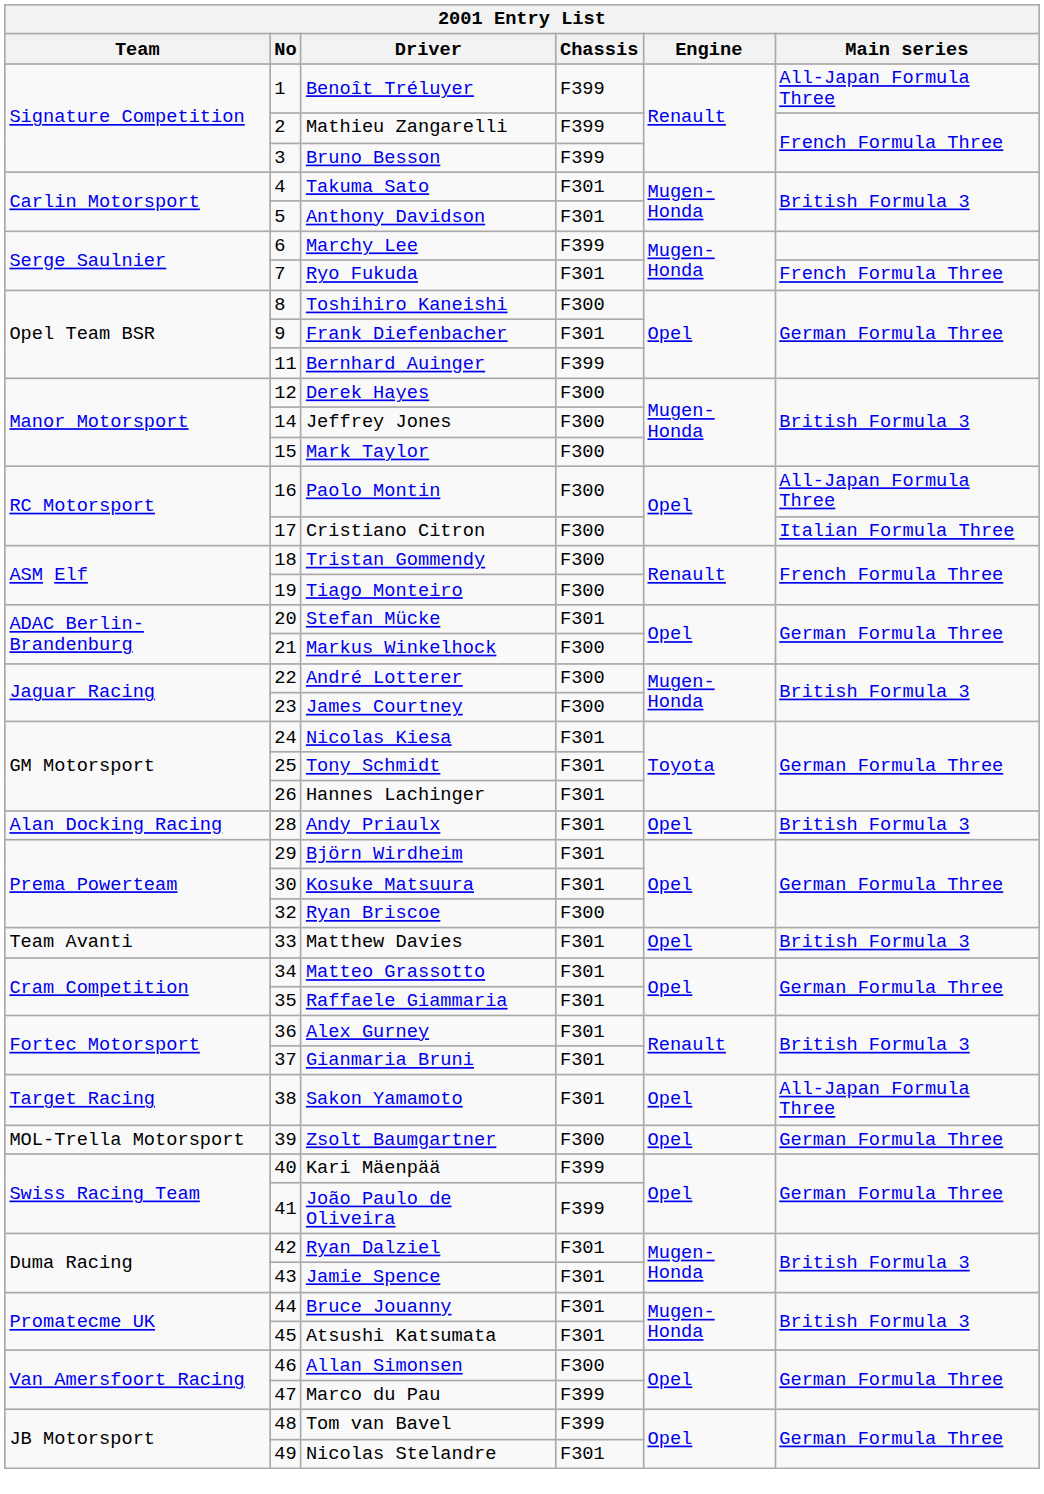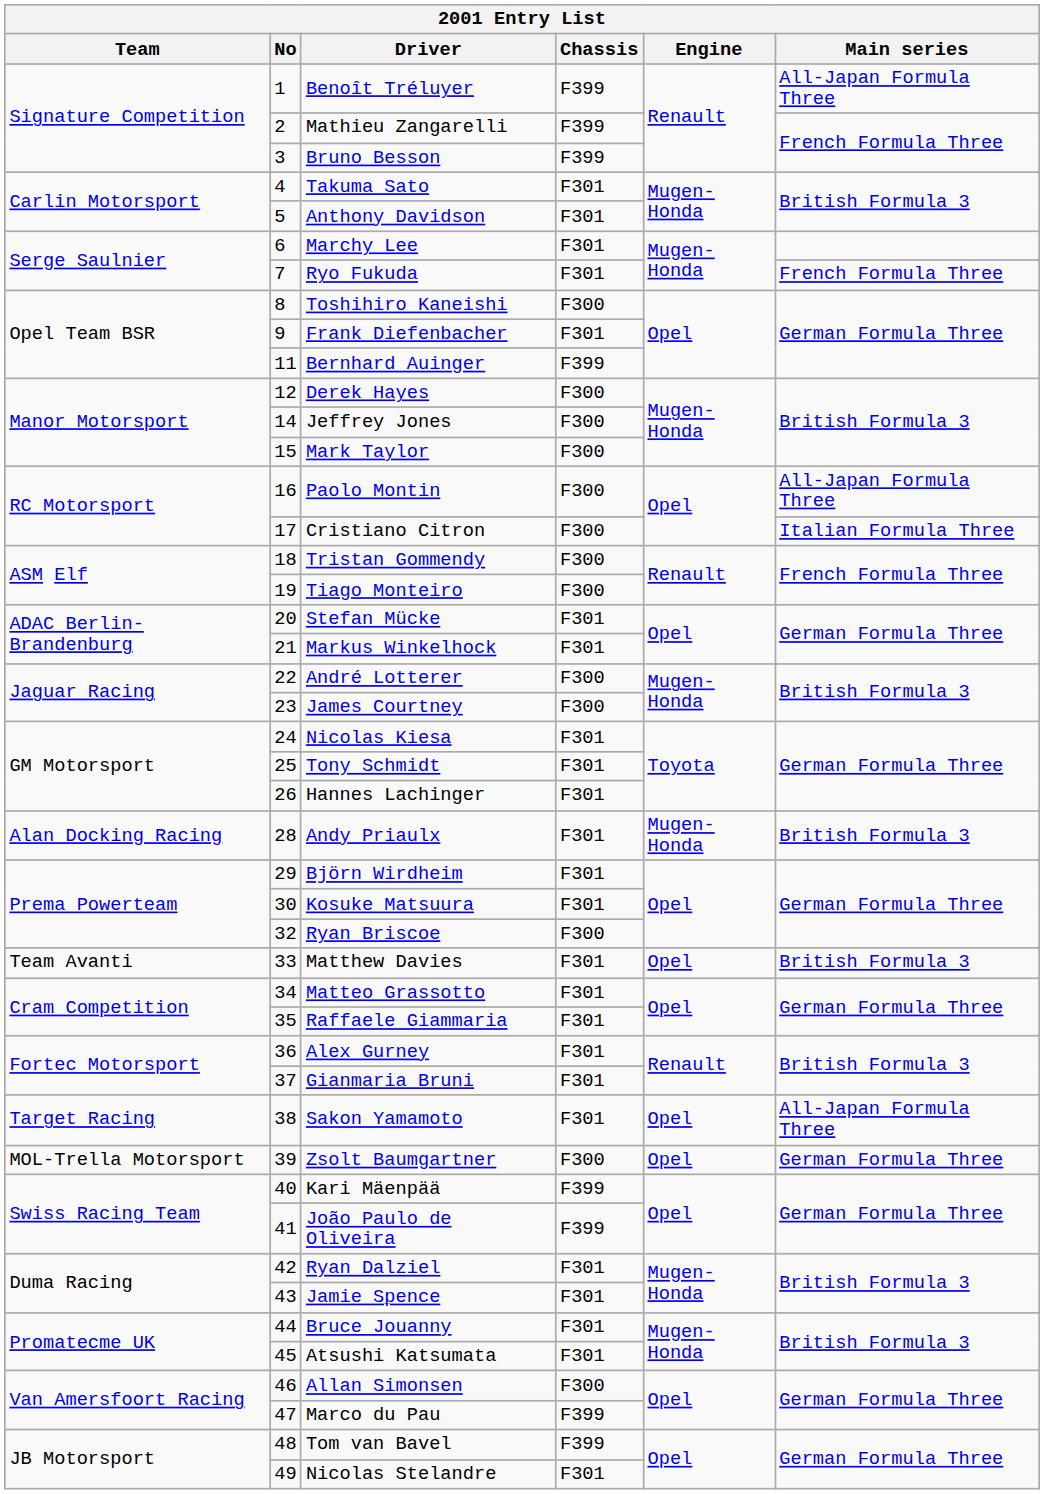(582, 246) F399 -> (582, 246) F301
(582, 648) F300 -> (582, 648) F301
(670, 825) Opel -> (681, 835) Mugen-Honda
